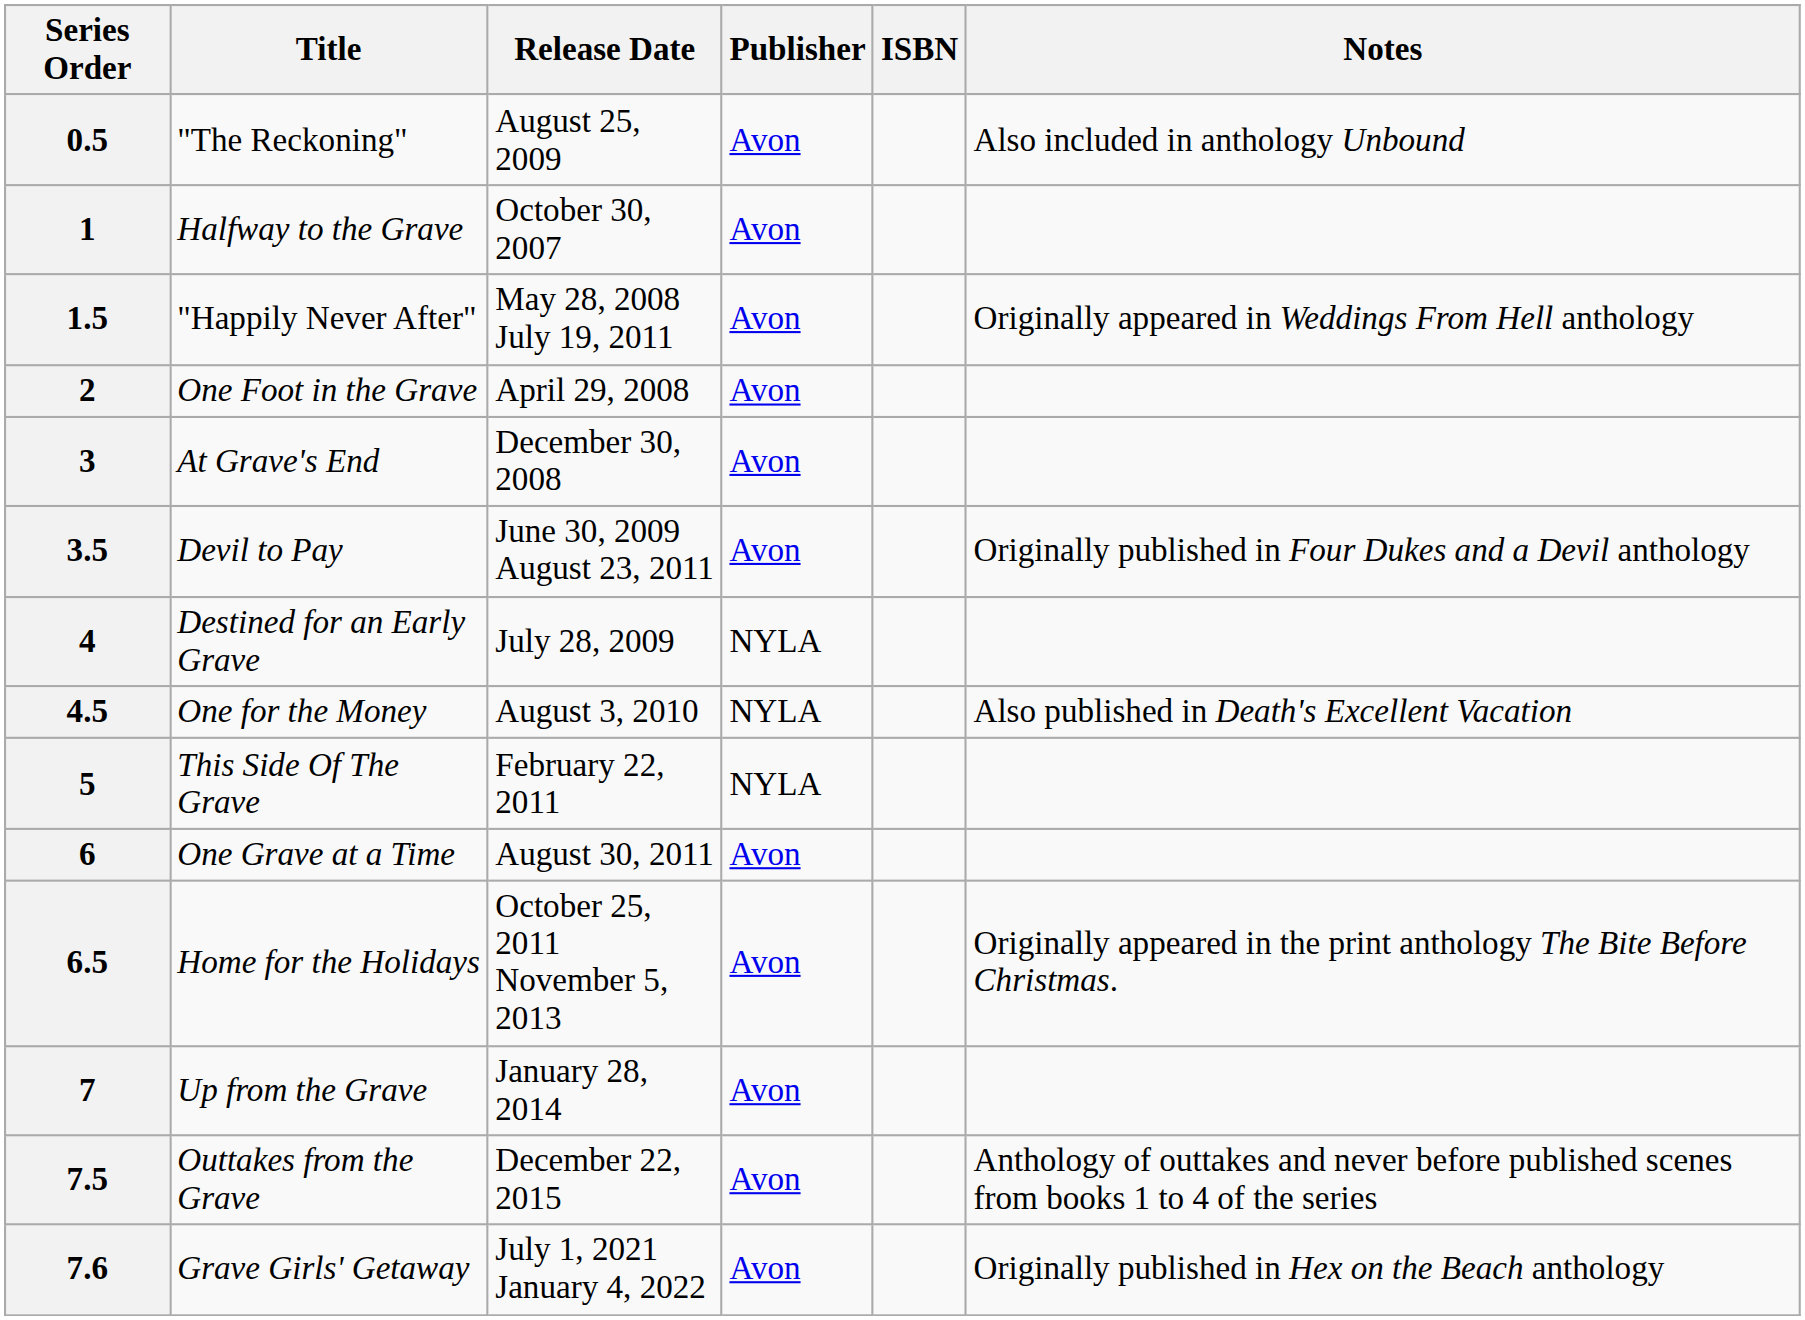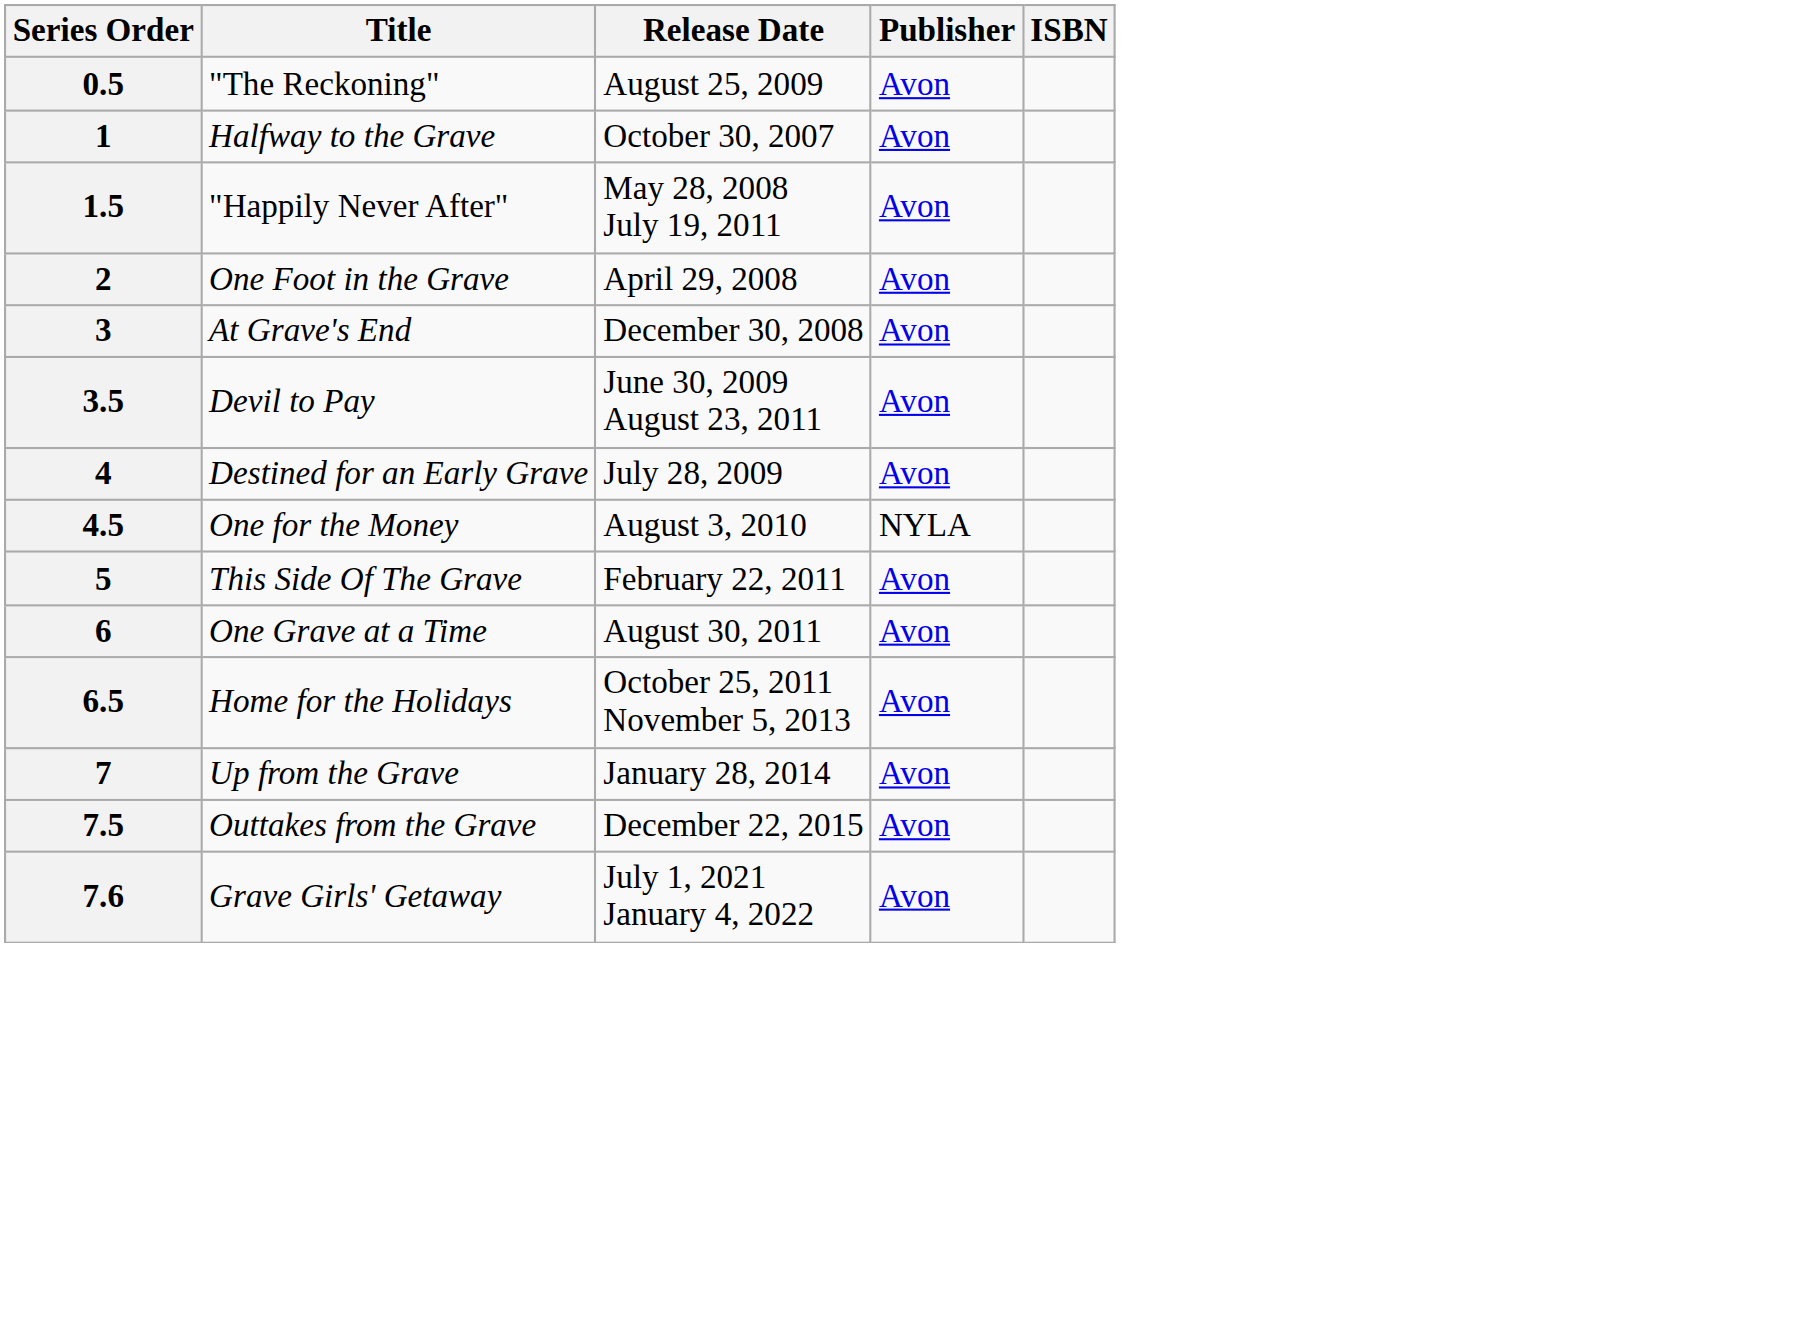- column: (1383, 49)
(775, 640) NYLA -> (914, 472) Avon
(775, 782) NYLA -> (914, 578) Avon
